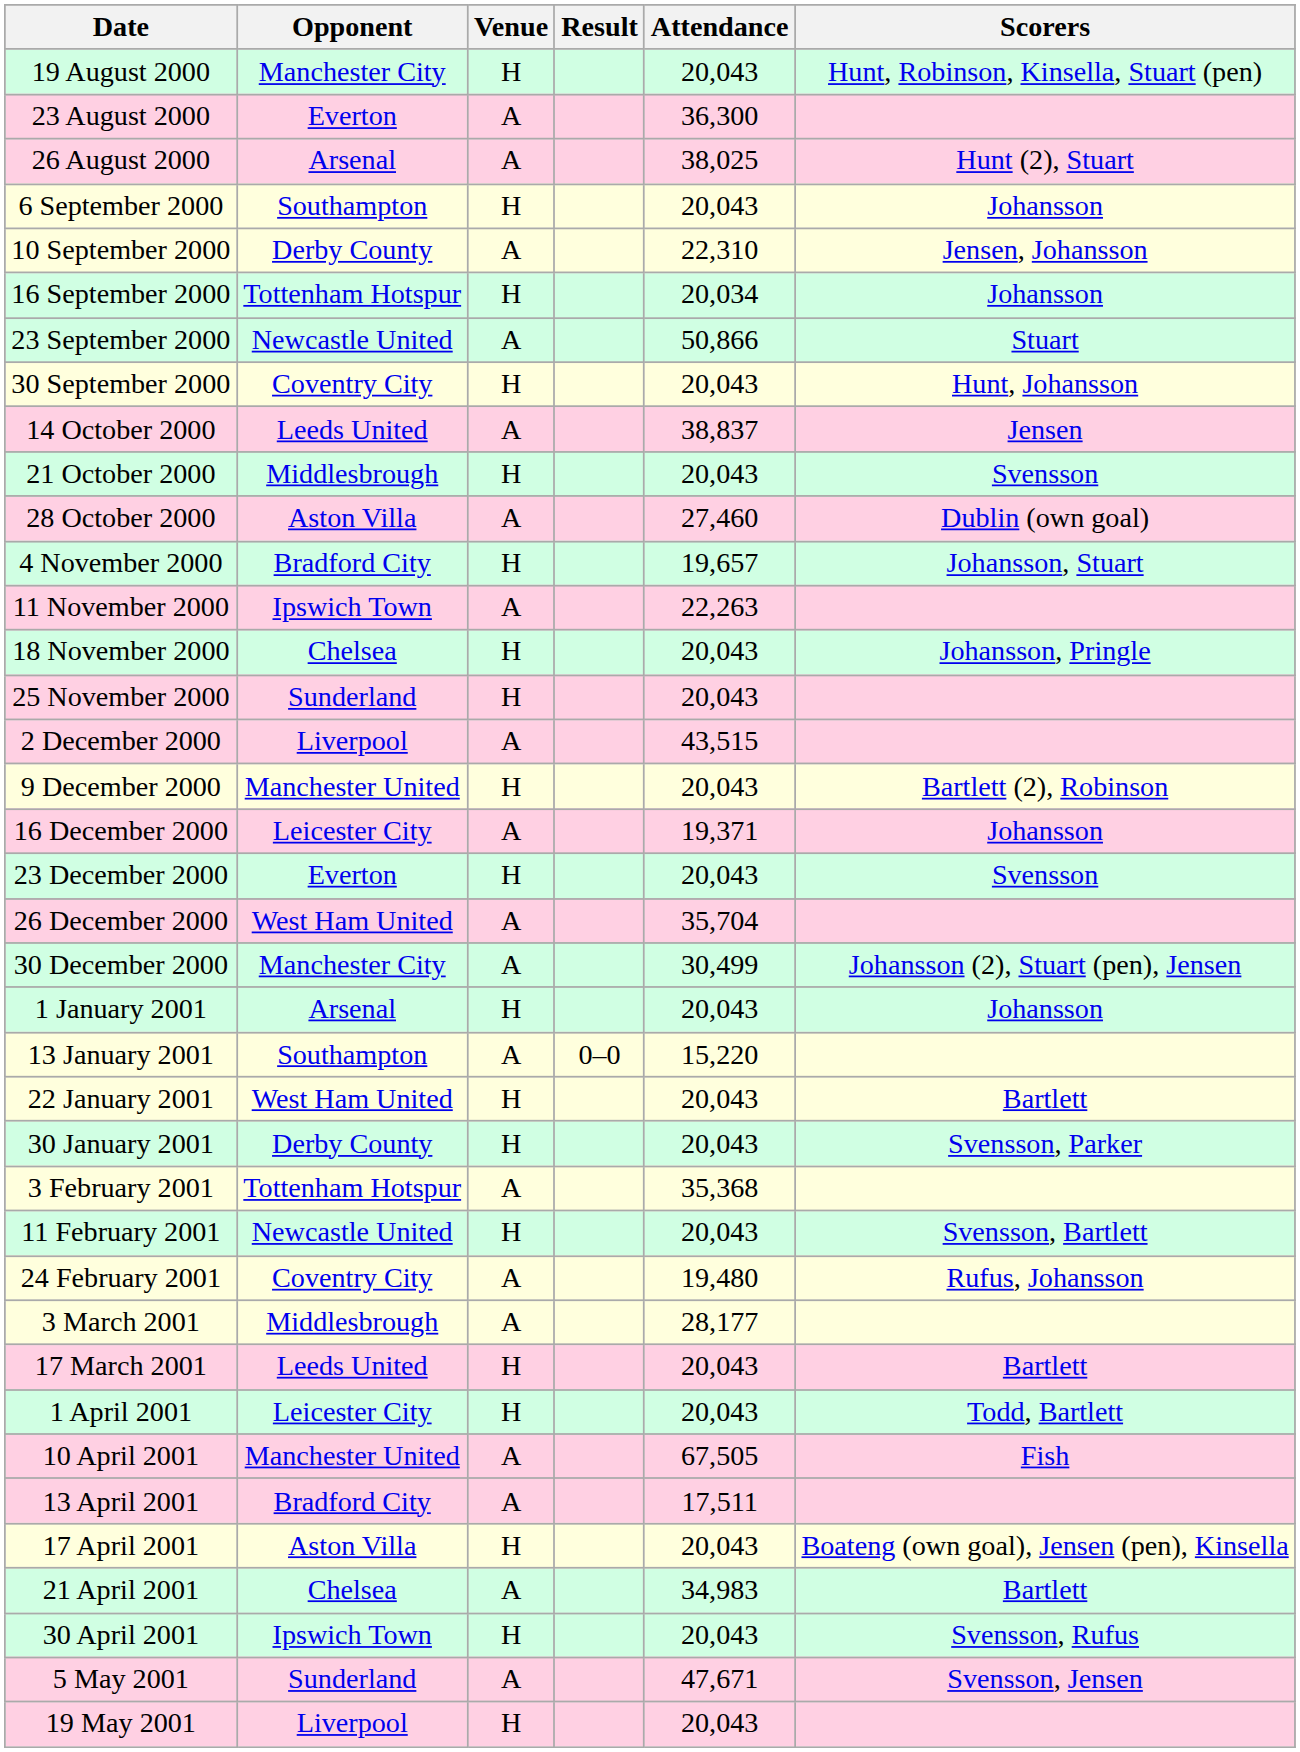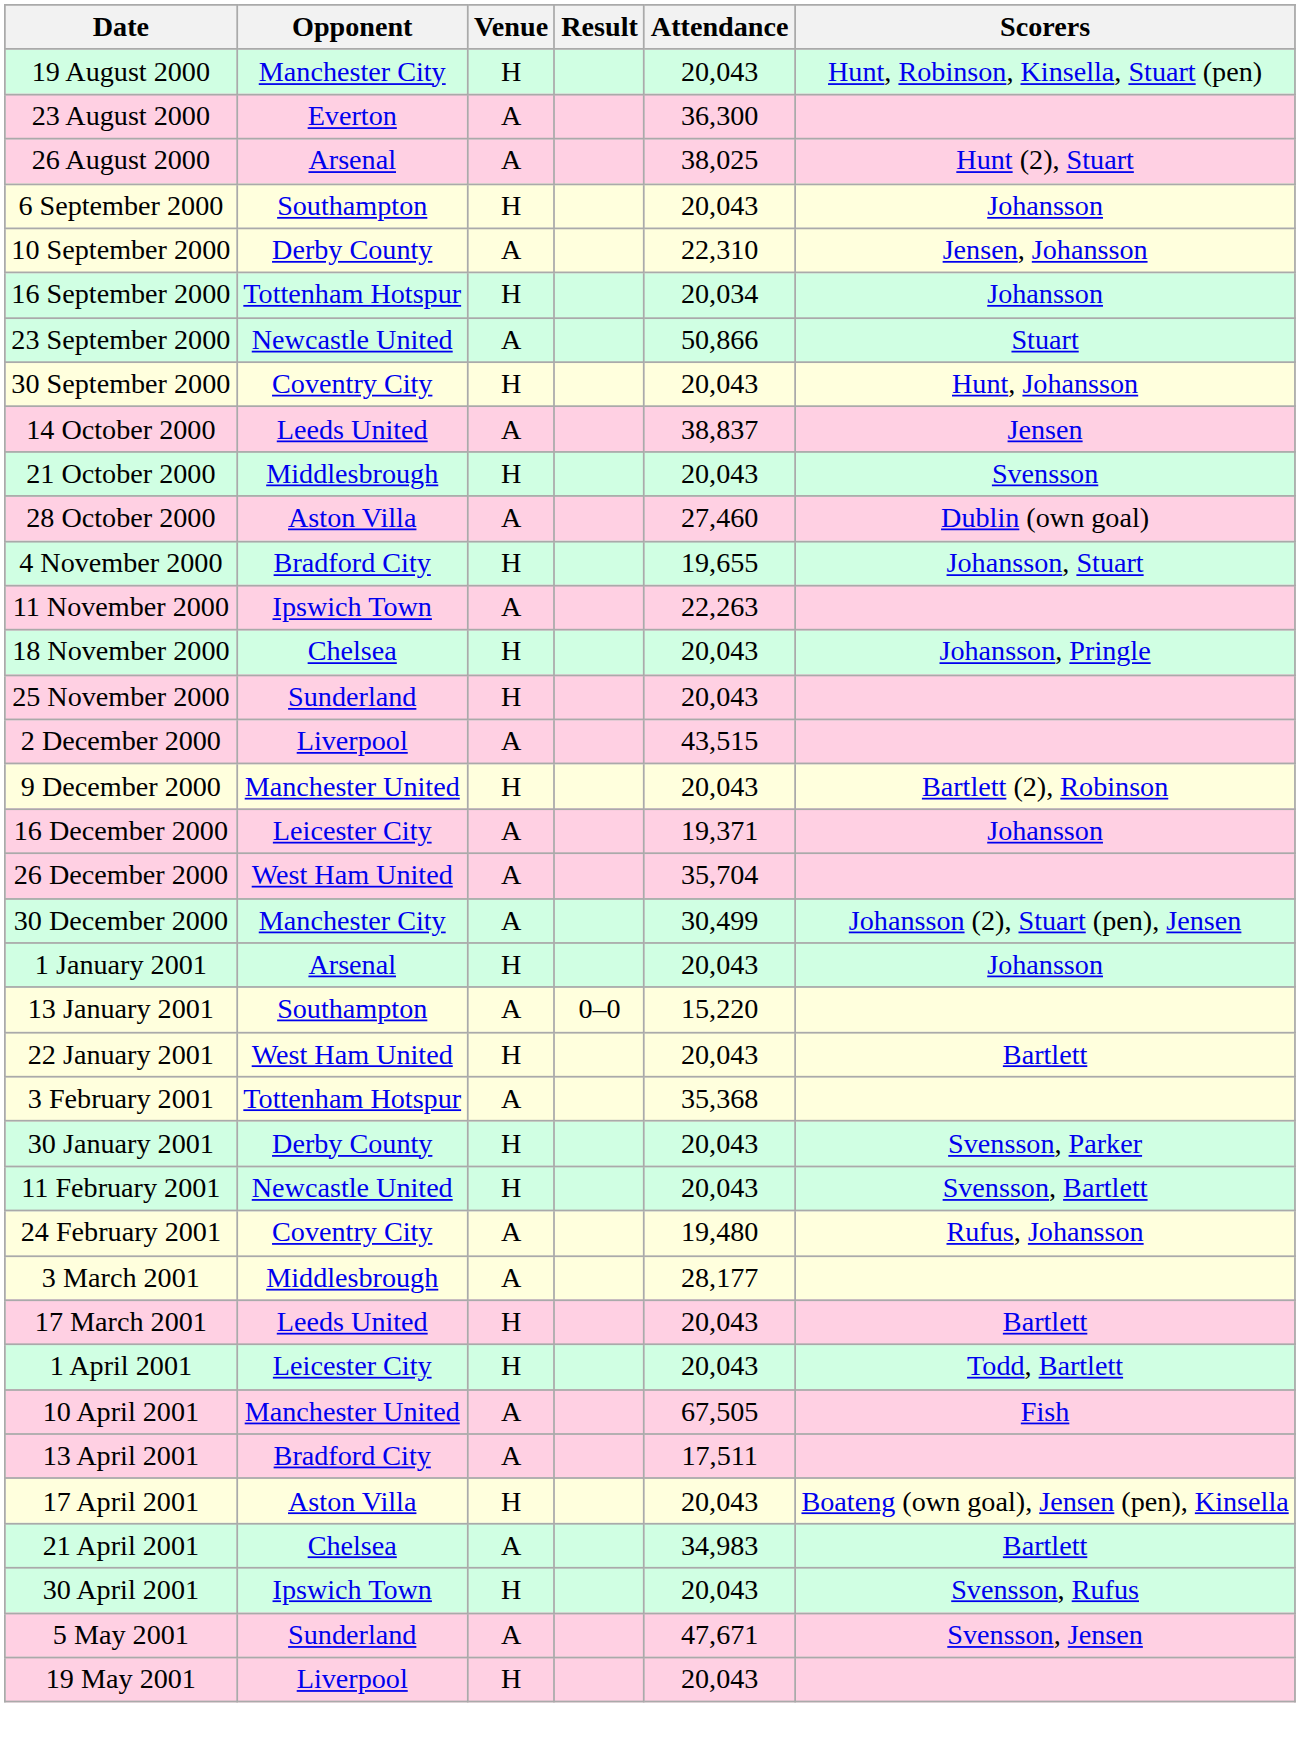(720, 562) 19,657 -> (720, 562) 19,655
- row: (121, 875)
rows swapped: (121, 1143) <-> (121, 1187)
